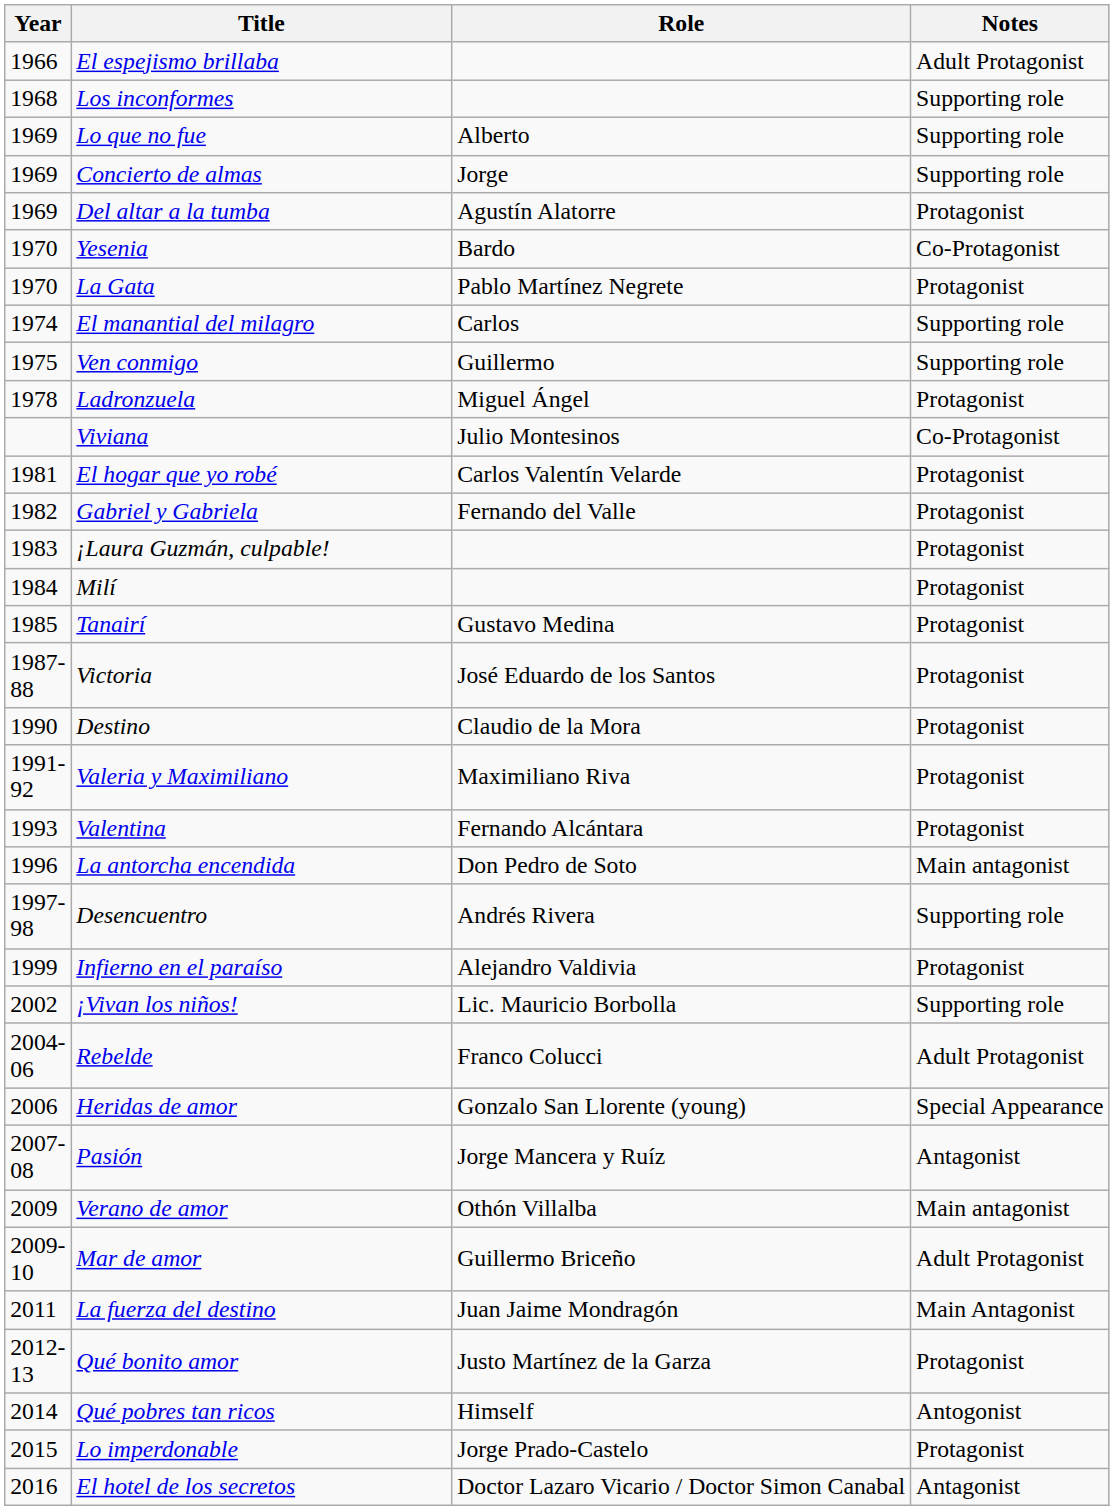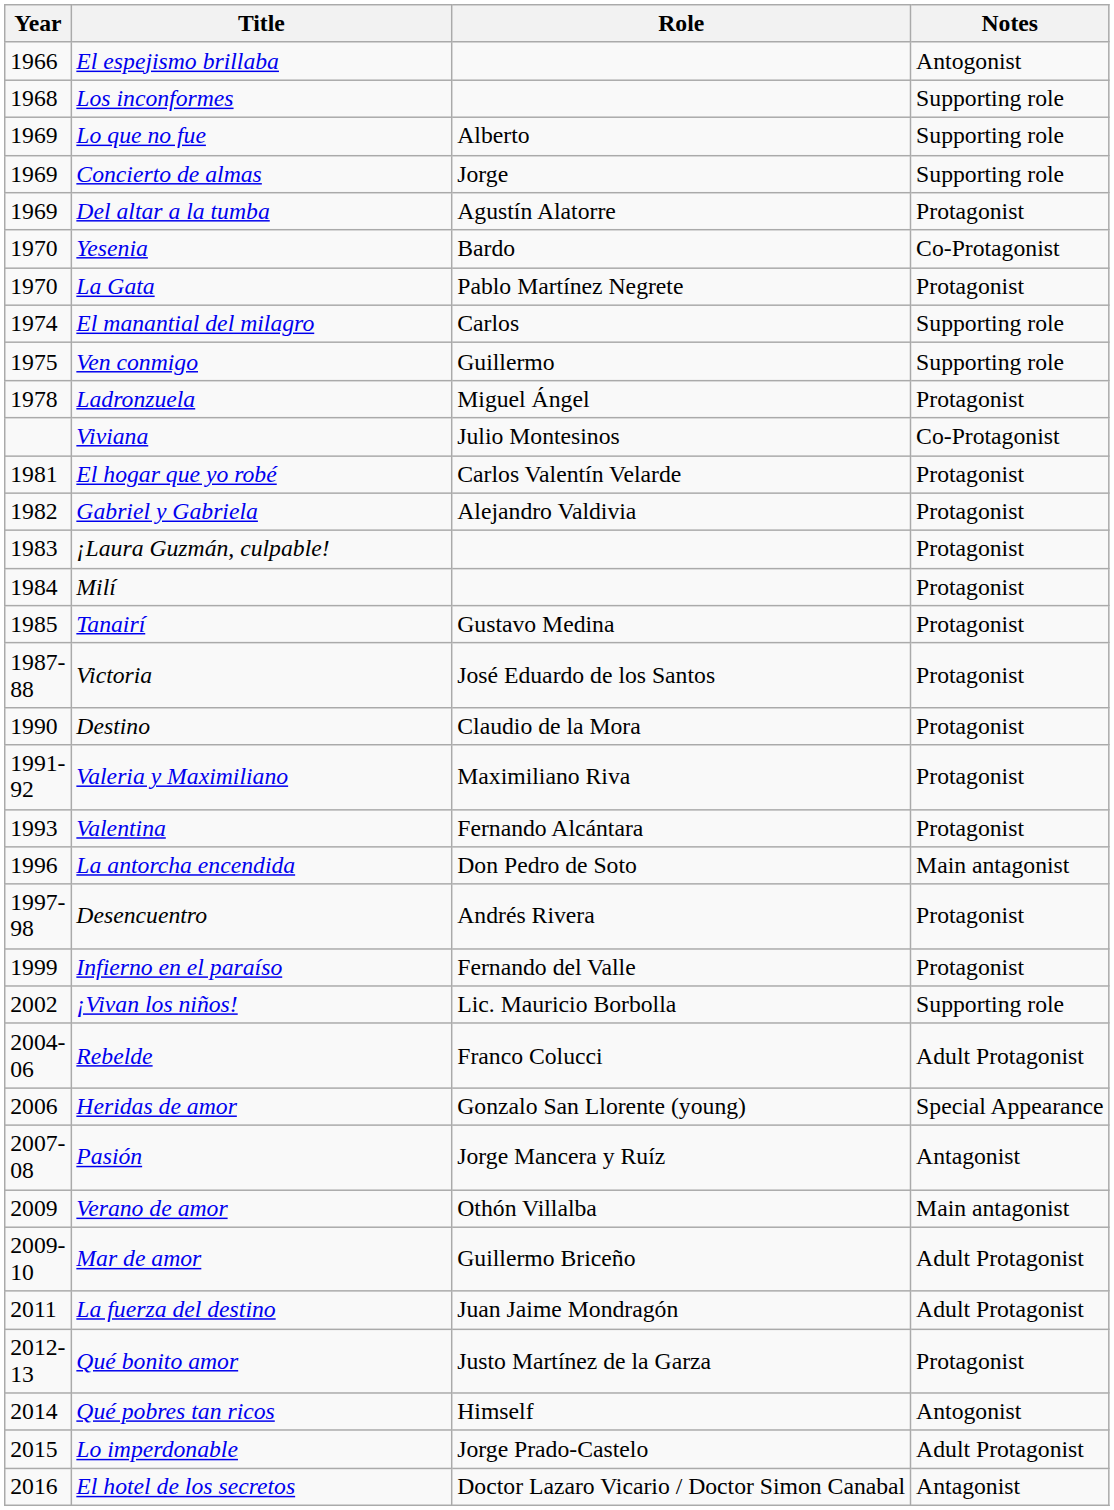(1000, 60) Adult Protagonist -> (969, 60) Antogonist
(546, 511) Fernando del Valle -> (547, 511) Alejandro Valdivia
(990, 916) Supporting role -> (970, 916) Protagonist
(547, 966) Alejandro Valdivia -> (546, 966) Fernando del Valle
(995, 1309) Main Antagonist -> (1000, 1309) Adult Protagonist
(970, 1449) Protagonist -> (1000, 1449) Adult Protagonist
